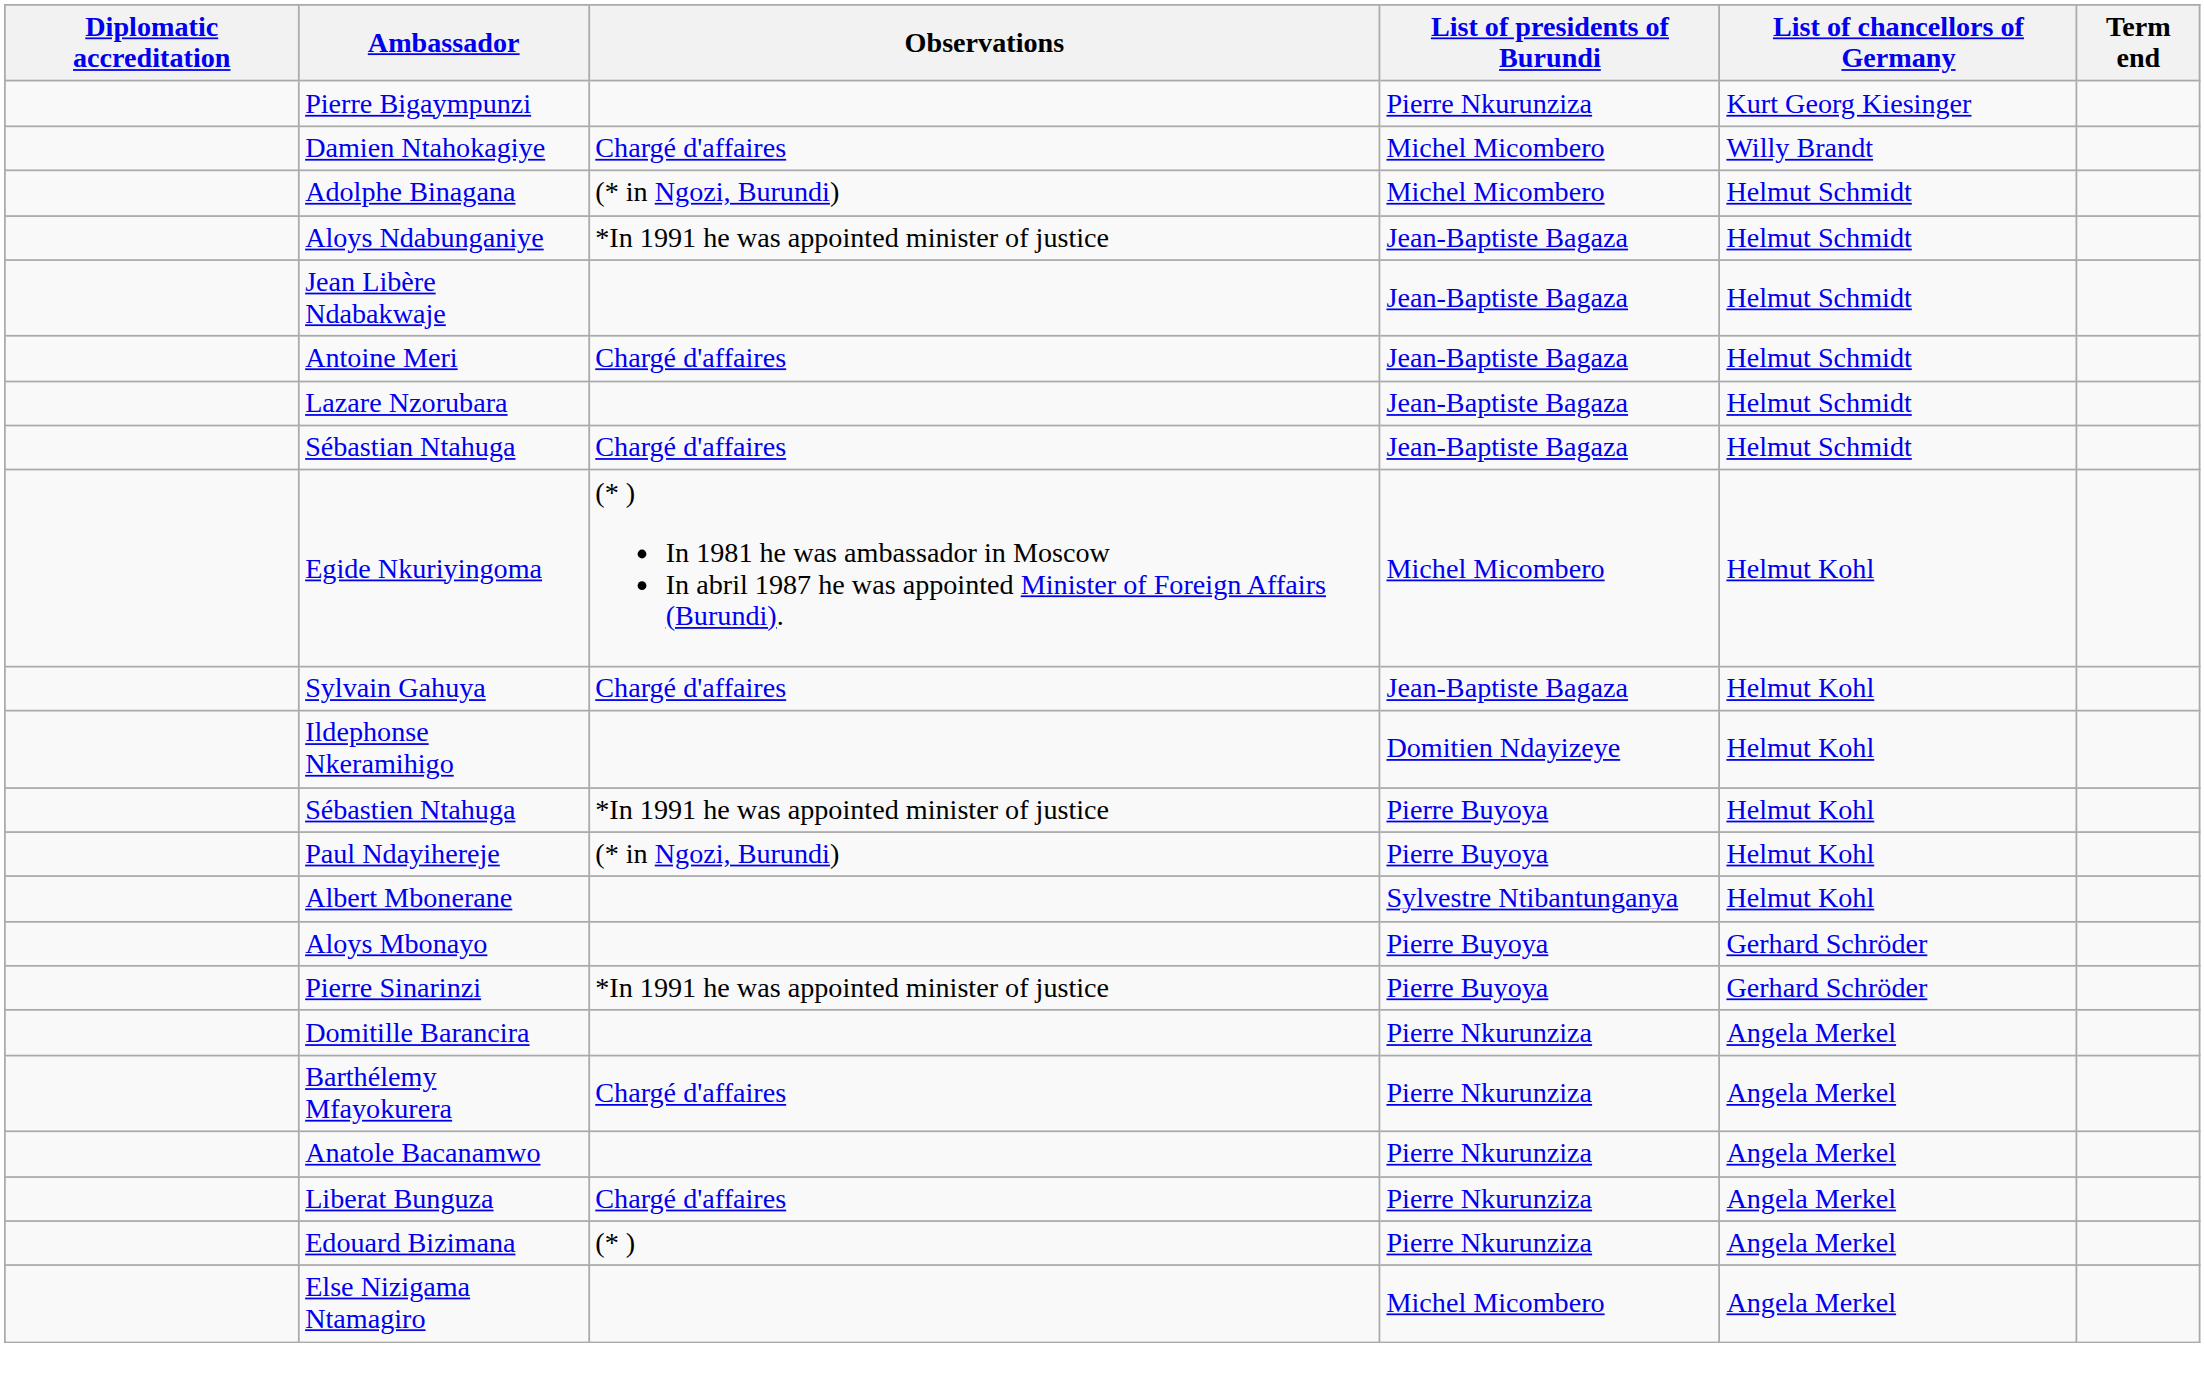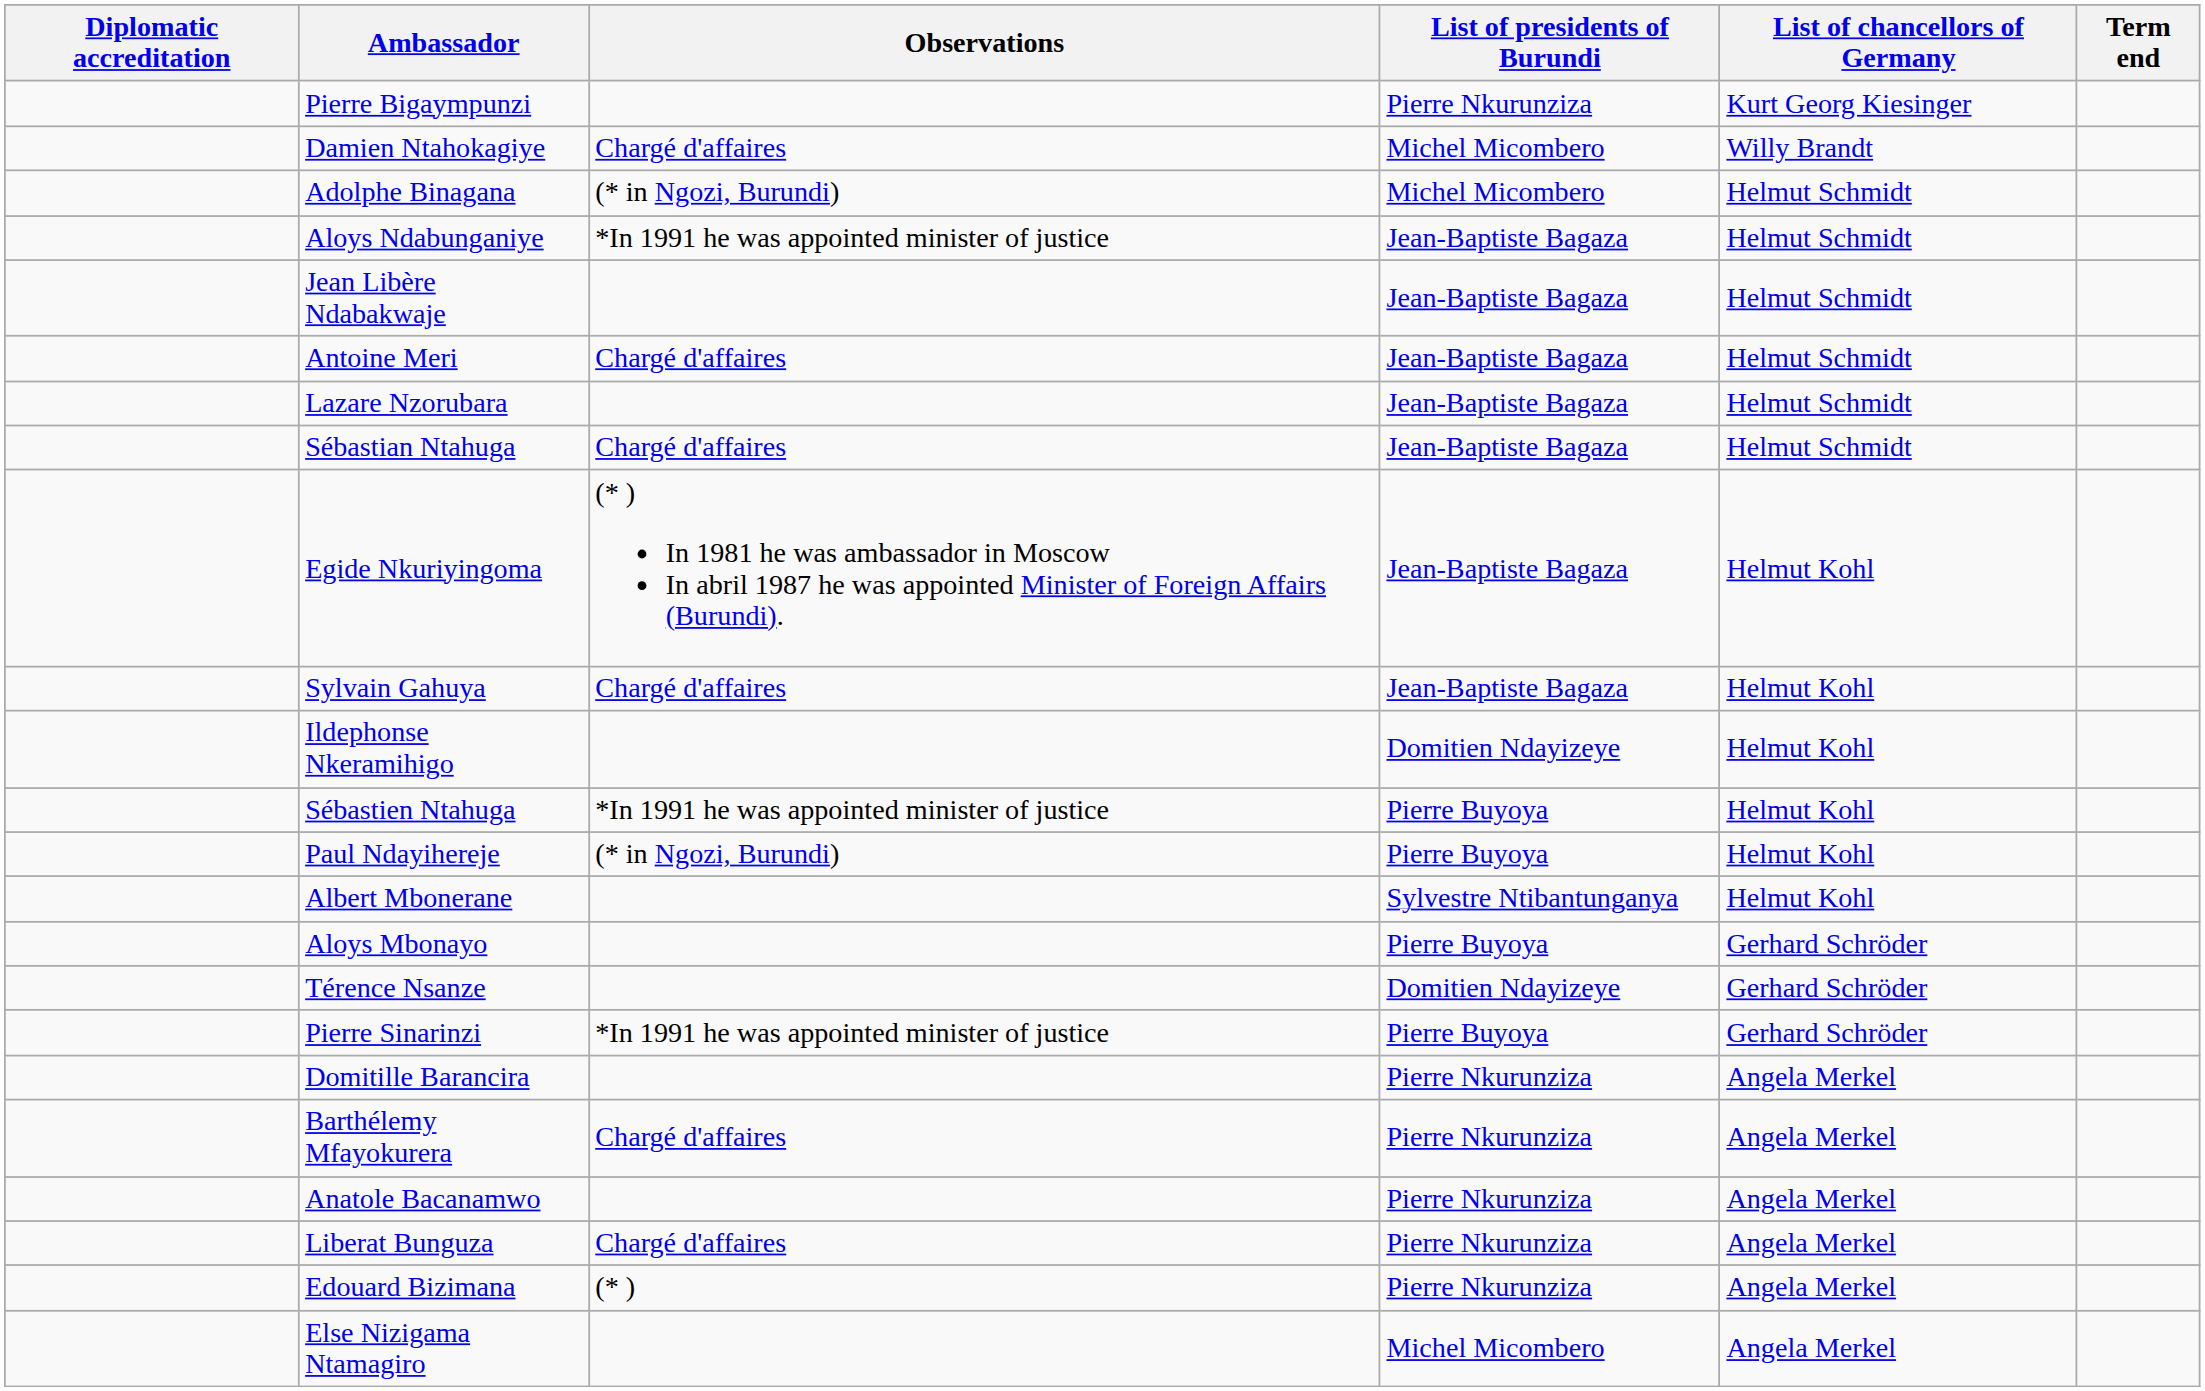(1496, 567) Michel Micombero -> (1507, 567) Jean-Baptiste Bagaza
+ row: (395, 987)
